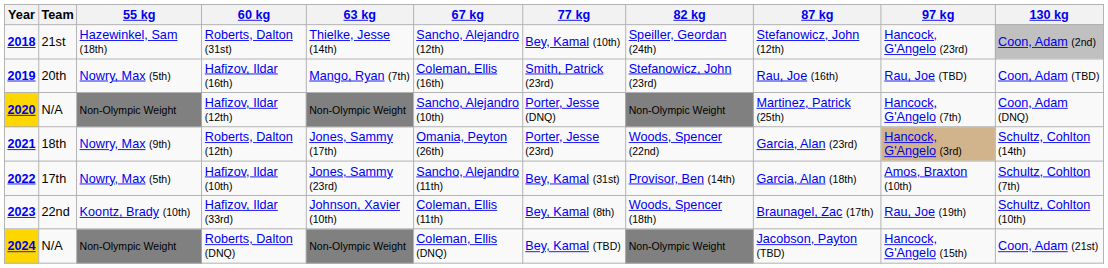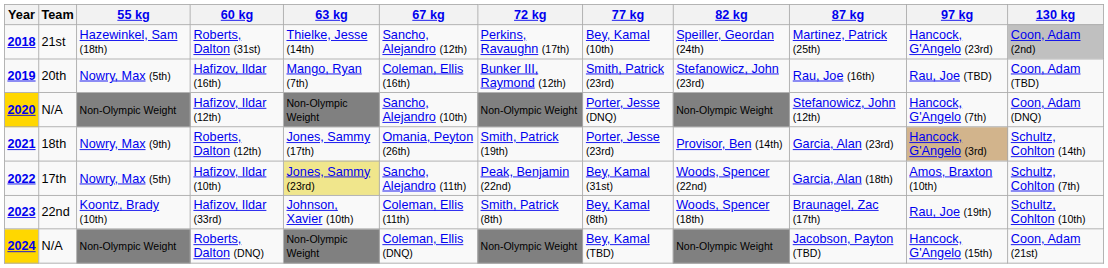+ column: (530, 15)
(808, 42) Stefanowicz, John (12th) -> (840, 42) Martinez, Patrick (25th)
(804, 110) Martinez, Patrick (25th) -> (844, 110) Stefanowicz, John (12th)
(675, 144) Woods, Spencer (22nd) -> (729, 144) Provisor, Ben (14th)
(351, 178) no background -> (328, 178) khaki background
(682, 178) Provisor, Ben (14th) -> (723, 178) Woods, Spencer (22nd)
